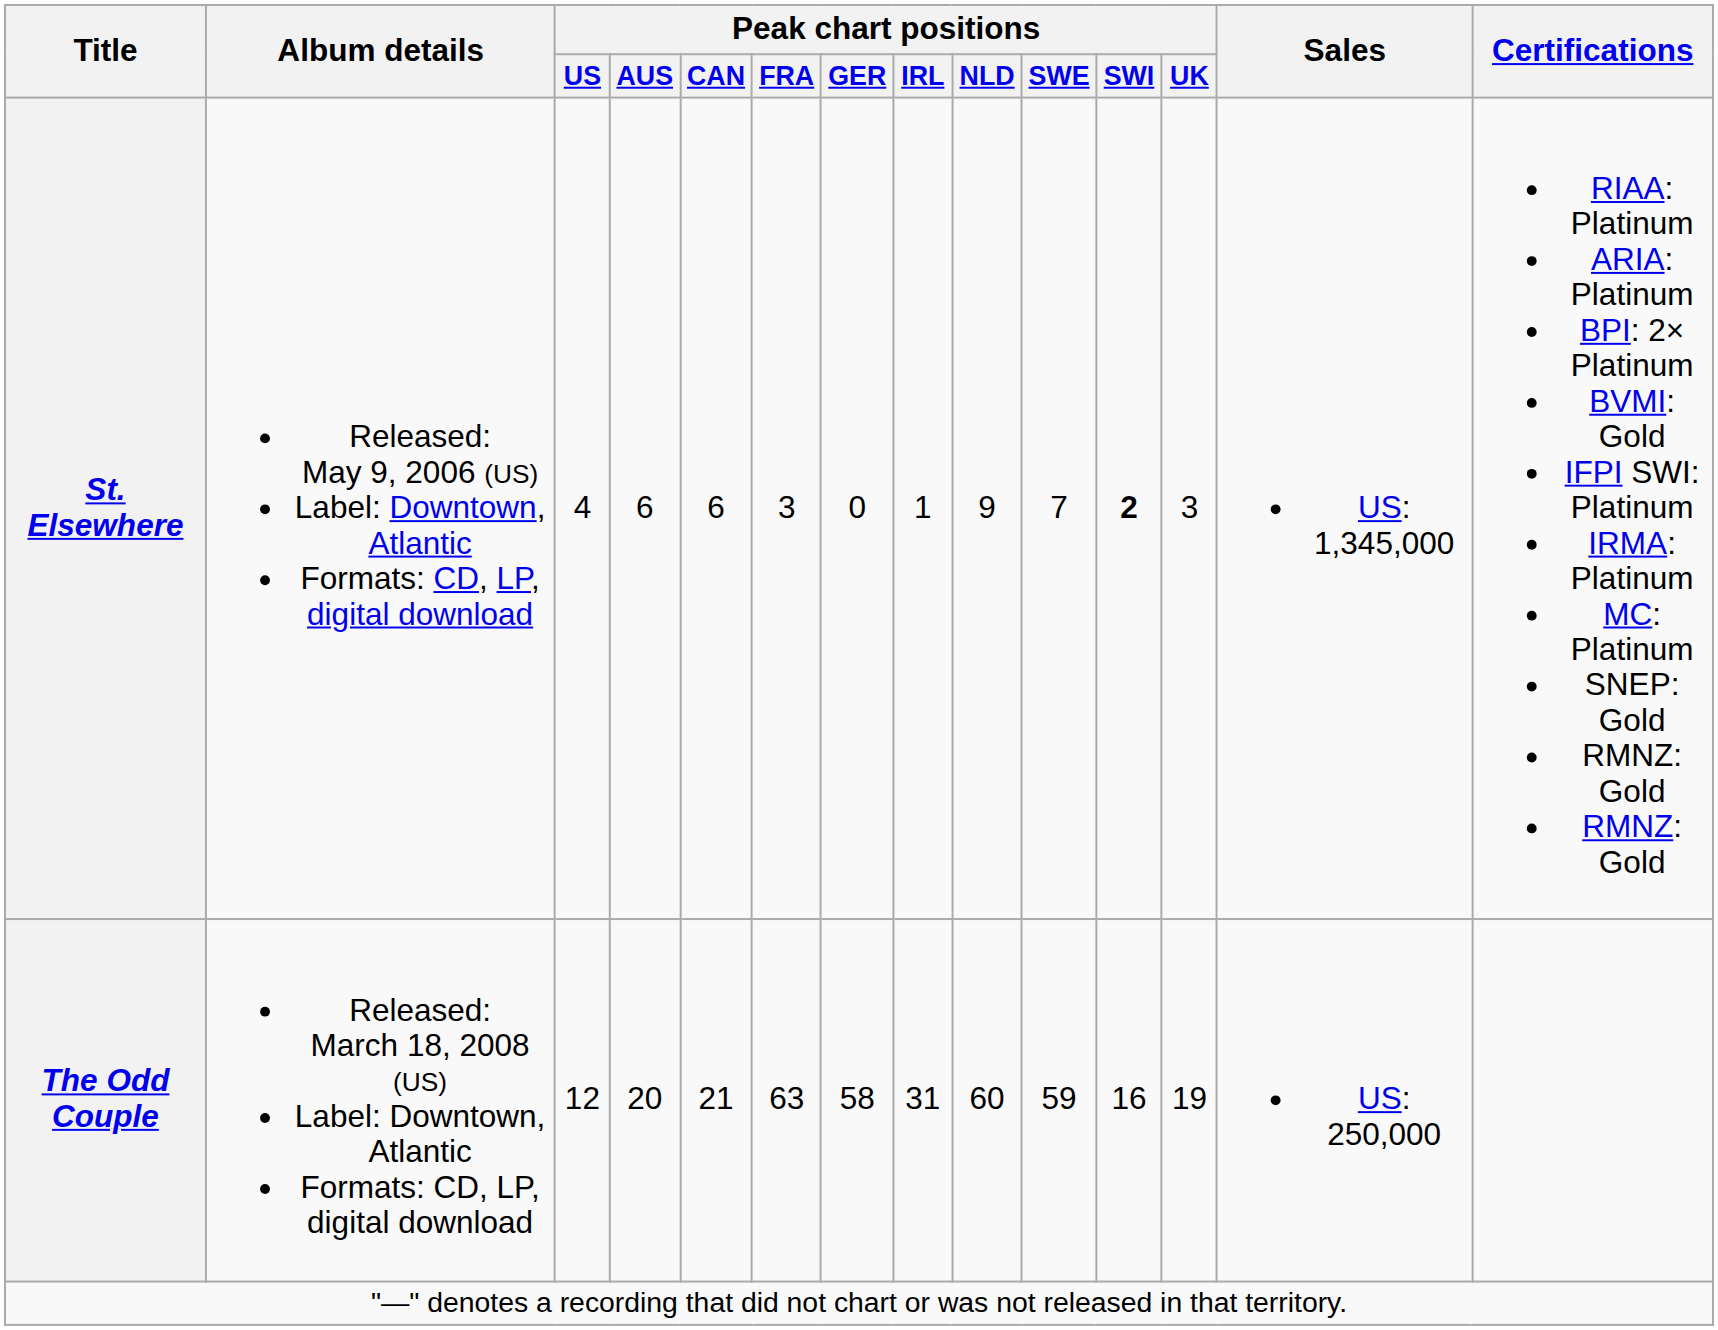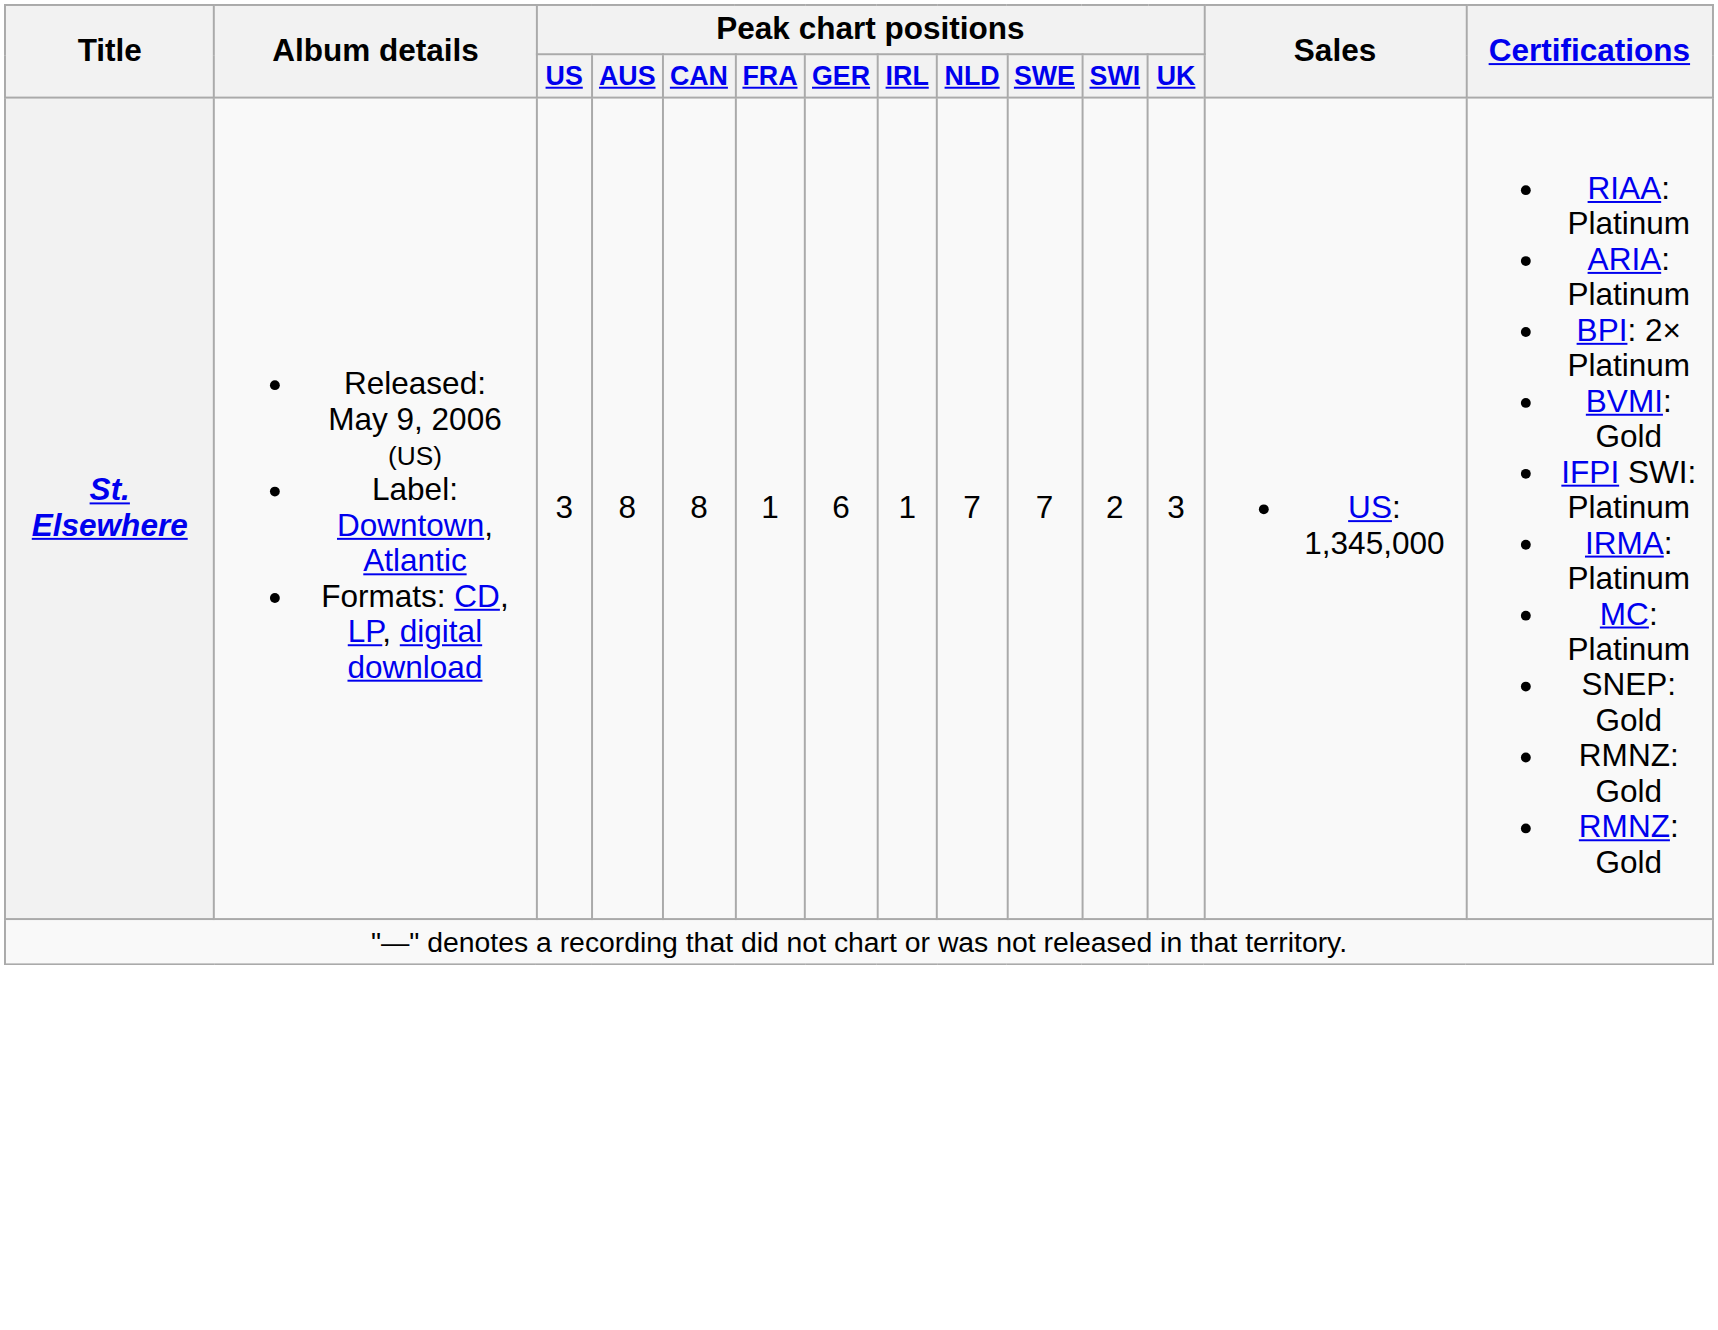(582, 507) 4 -> (564, 507) 3
(645, 507) 6 -> (627, 507) 8
(716, 507) 6 -> (699, 507) 8
(787, 507) 3 -> (770, 507) 1
(857, 507) 0 -> (841, 507) 6
(987, 507) 9 -> (972, 507) 7
(1129, 507) bold -> (1115, 507) normal
- row: (106, 1099)
